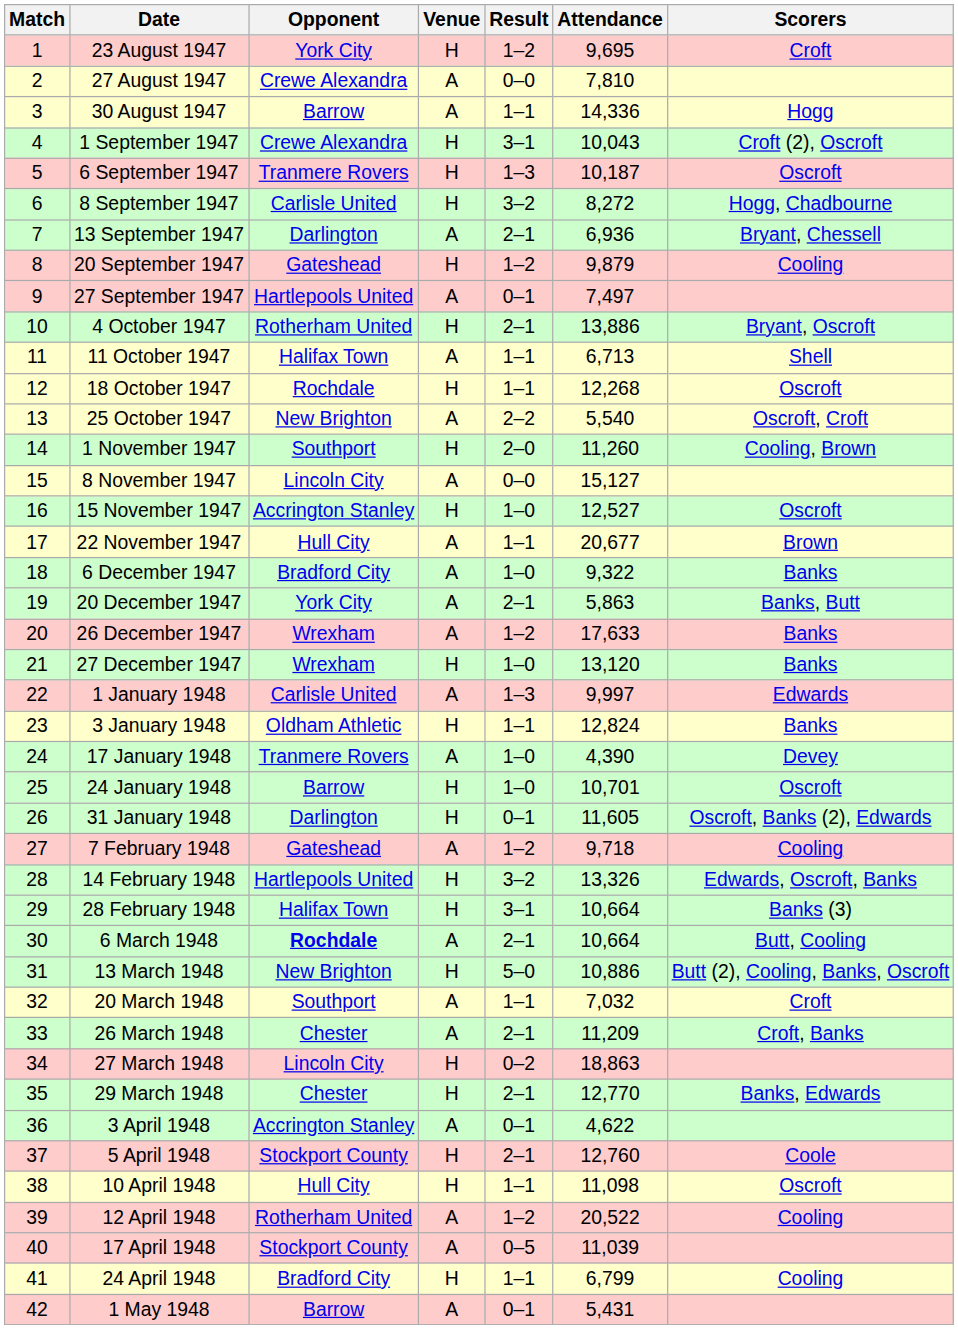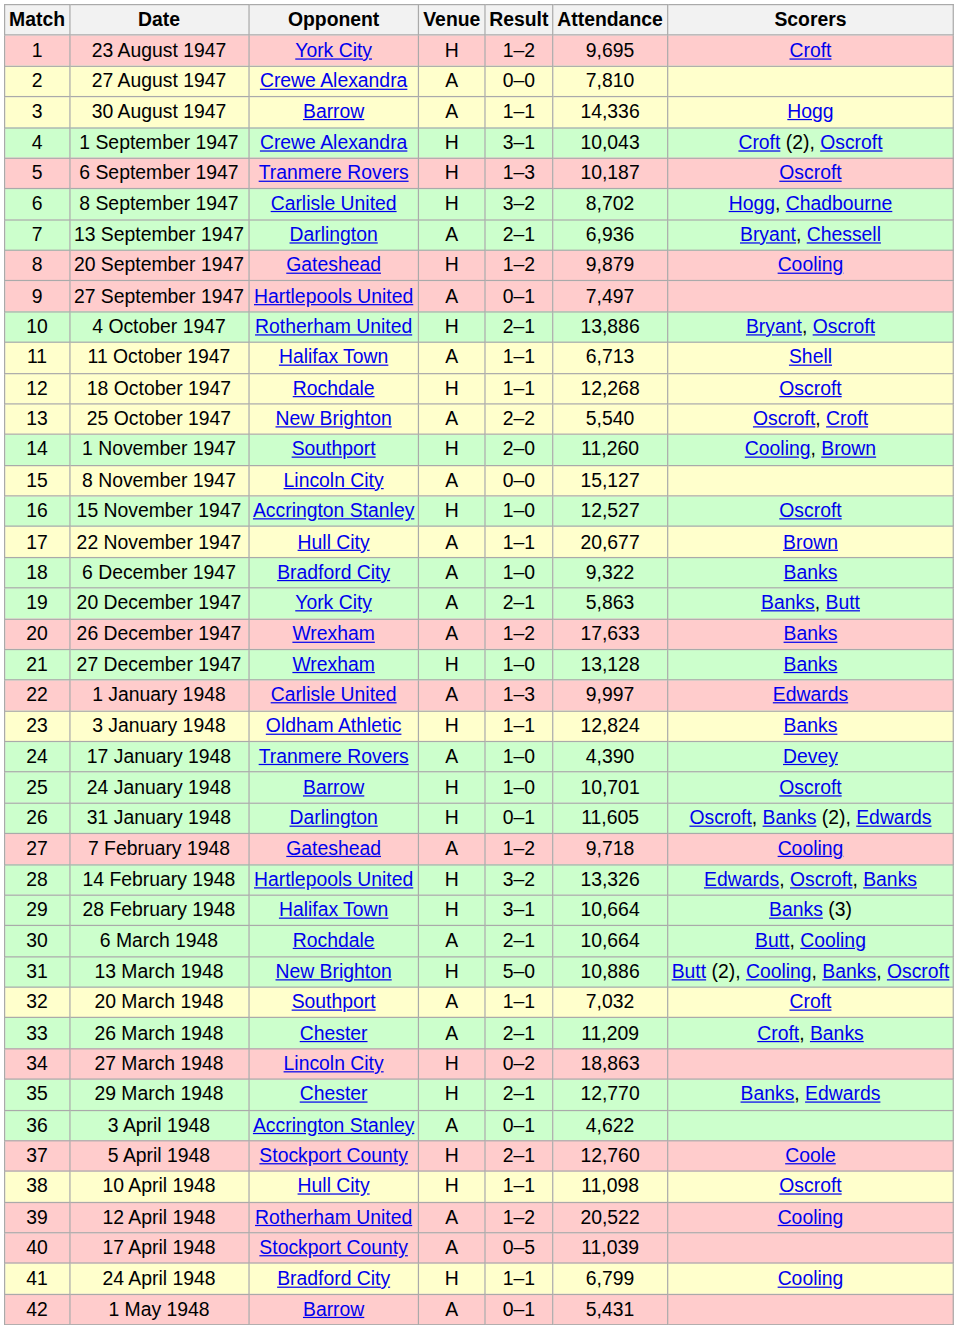(610, 204) 8,272 -> (610, 204) 8,702
(610, 664) 13,120 -> (610, 664) 13,128
(334, 940) bold -> (334, 940) normal
